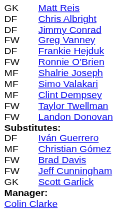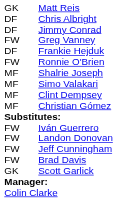- row: (73, 105)
rows swapped: (76, 116) <-> (75, 149)
(11, 138) DF -> (12, 127) FW
rows swapped: (62, 160) <-> (75, 171)
